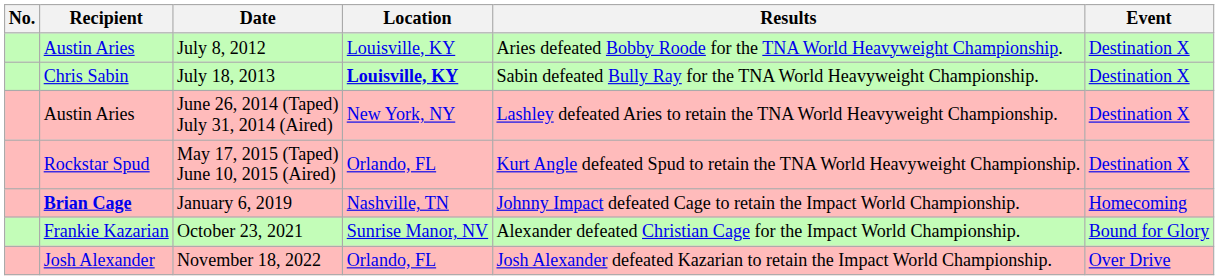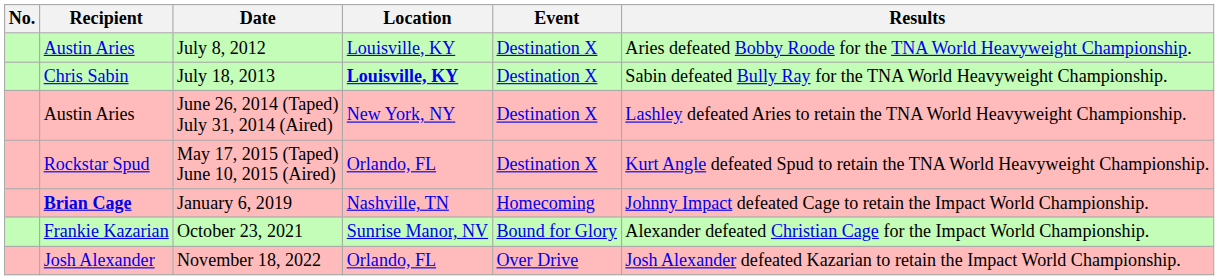columns swapped: (1149, 18) <-> (788, 18)
